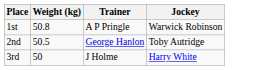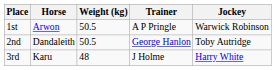+ column: (54, 12)
(41, 27) 50.8 -> (88, 27) 50.5
(38, 57) 50 -> (84, 57) 48
